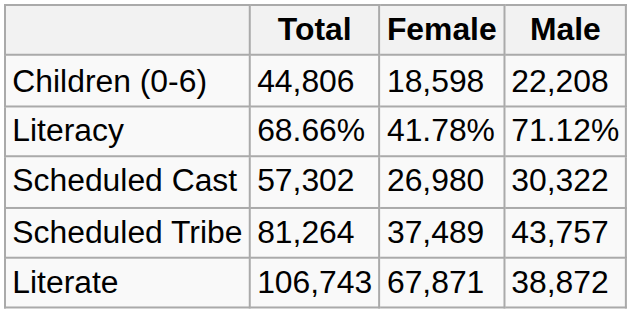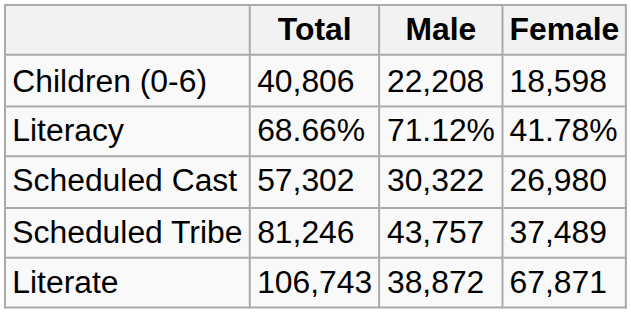columns swapped: (565, 29) <-> (442, 29)
(306, 80) 44,806 -> (306, 80) 40,806
(306, 231) 81,264 -> (306, 231) 81,246
